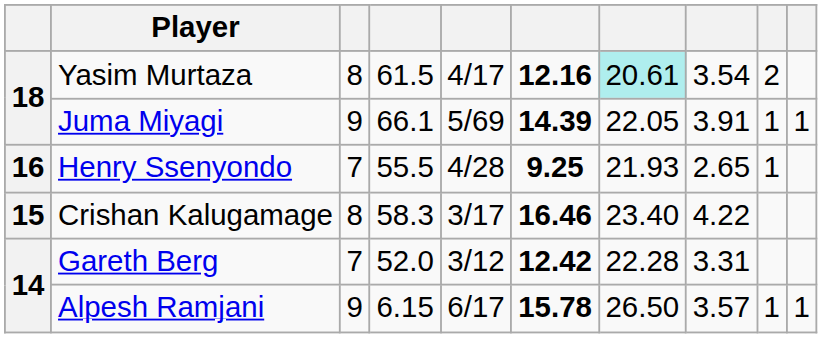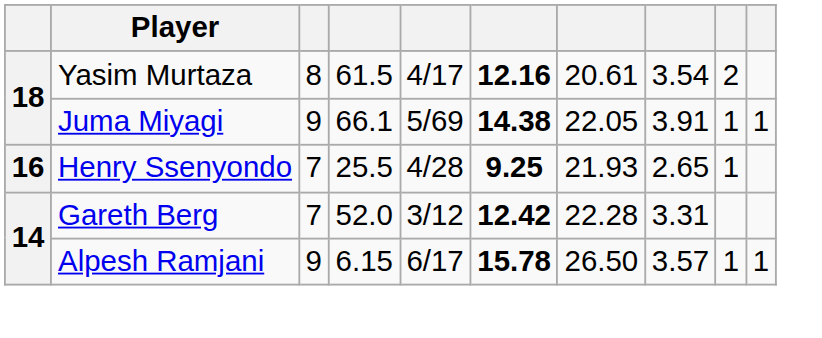(642, 74) paleturquoise background -> (601, 74) no background
(555, 121) 14.39 -> (514, 121) 14.38
(405, 167) 55.5 -> (364, 167) 25.5
- row: (195, 214)
